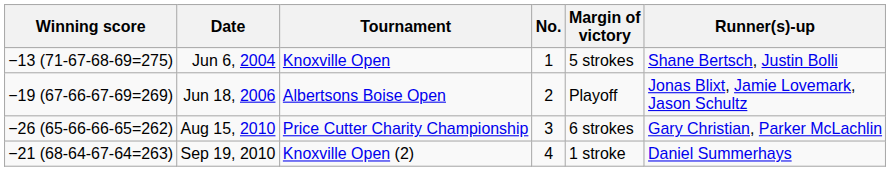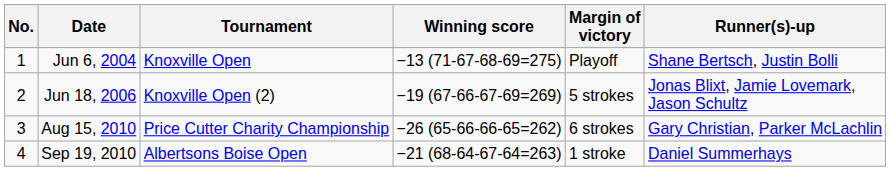columns swapped: (549, 26) <-> (91, 26)
(601, 60) 5 strokes -> (593, 60) Playoff
(364, 95) Albertsons Boise Open -> (209, 95) Knoxville Open (2)
(593, 95) Playoff -> (601, 95) 5 strokes
(348, 154) Knoxville Open (2) -> (225, 154) Albertsons Boise Open
